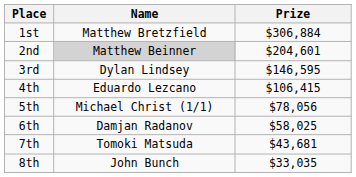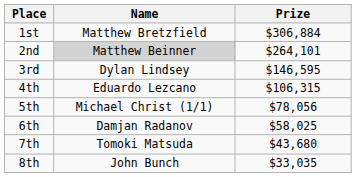(293, 51) $204,601 -> (293, 51) $264,101
(293, 88) $106,415 -> (293, 88) $106,315
(293, 144) $43,681 -> (293, 144) $43,680
